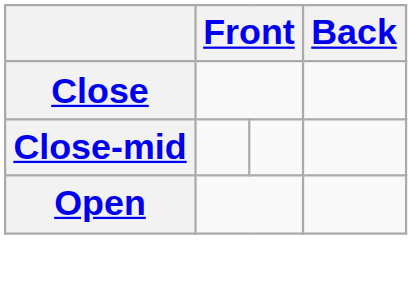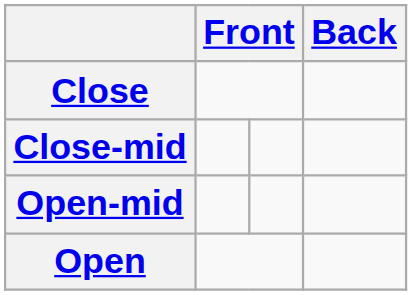+ row: (100, 203)
